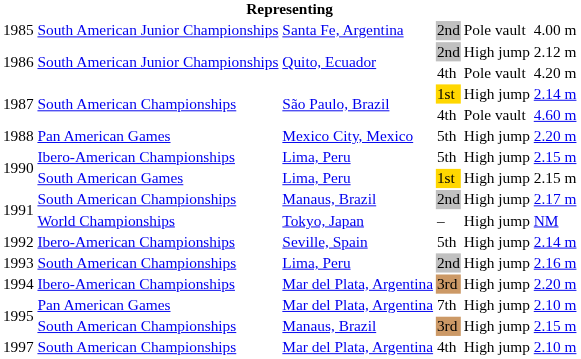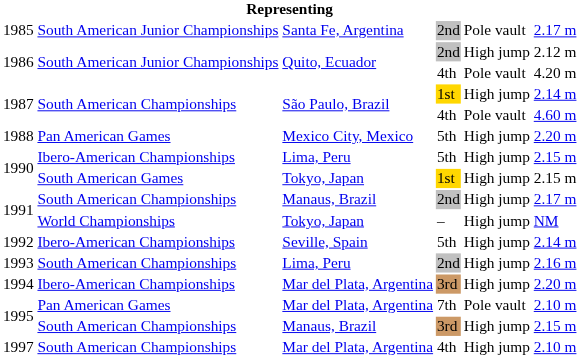(555, 30) 4.00 m -> (555, 30) 2.17 m
(316, 178) Lima, Peru -> (323, 178) Tokyo, Japan
(497, 305) High jump -> (495, 305) Pole vault
